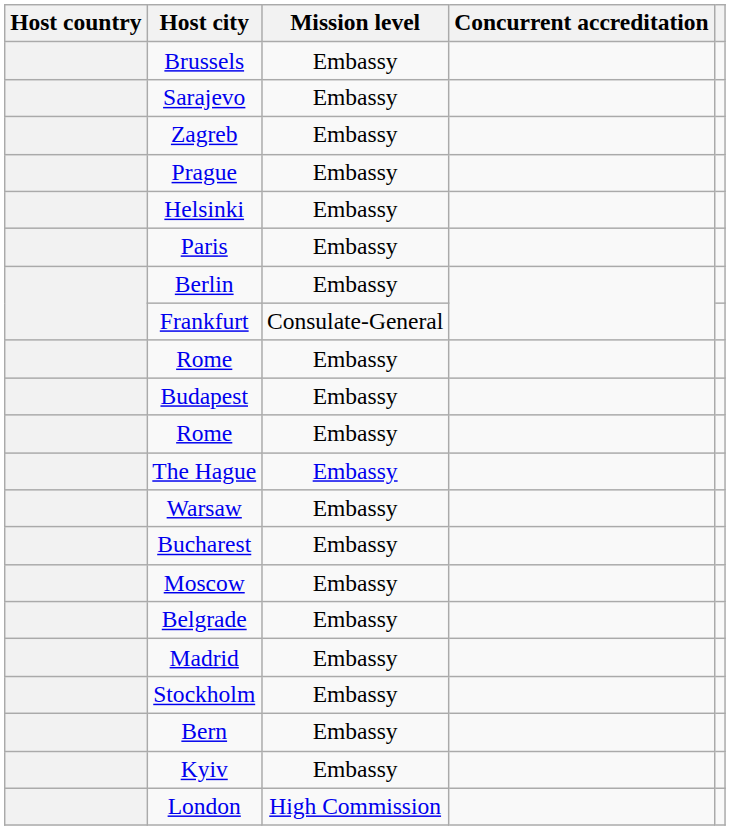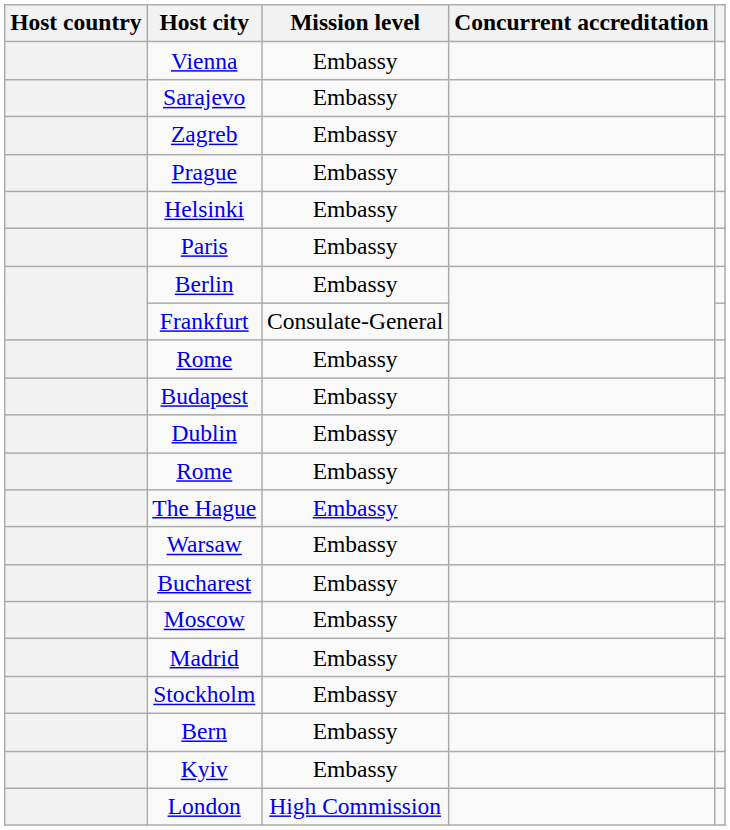+ row: (204, 60)
- row: (204, 60)
+ row: (204, 433)
- row: (204, 619)
